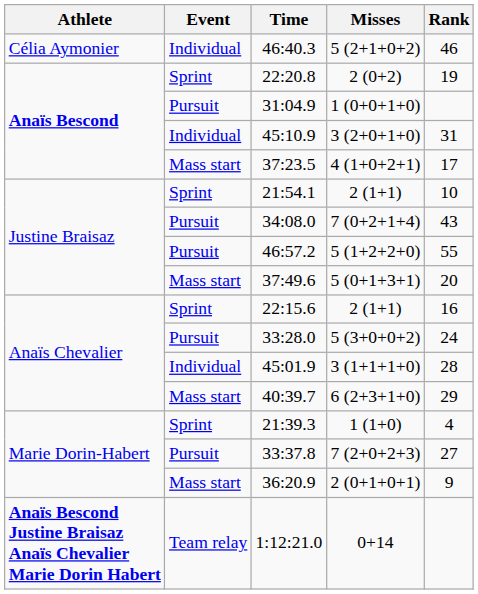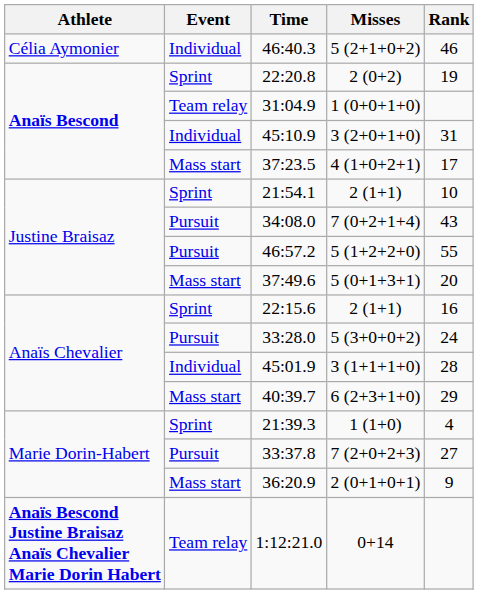(194, 106) Pursuit -> (208, 106) Team relay
